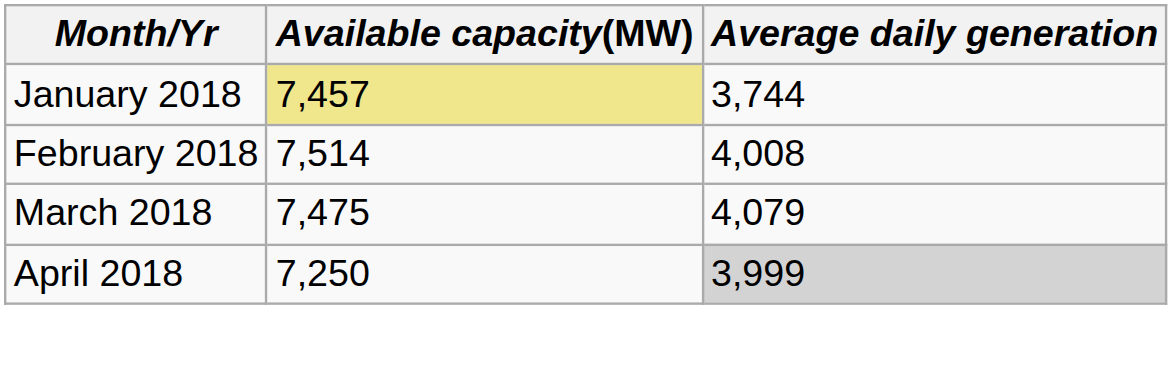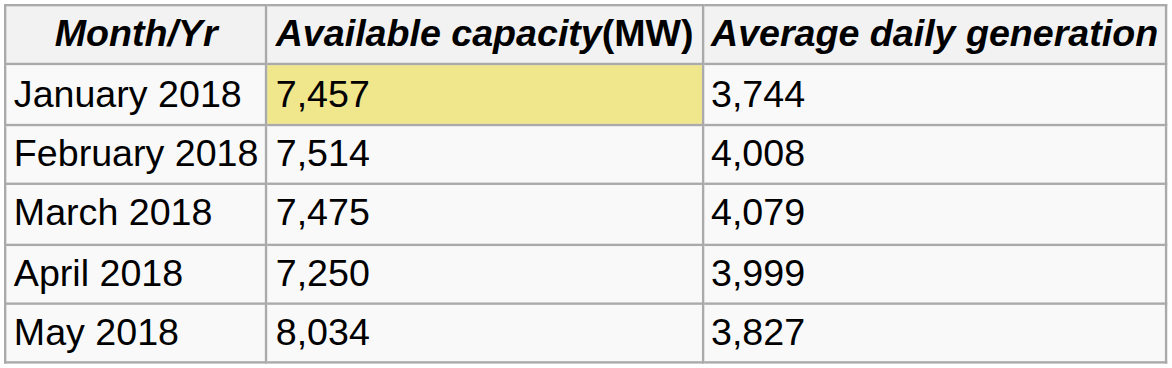(758, 272) lightgrey background -> (758, 272) no background
+ row: (96, 332)
